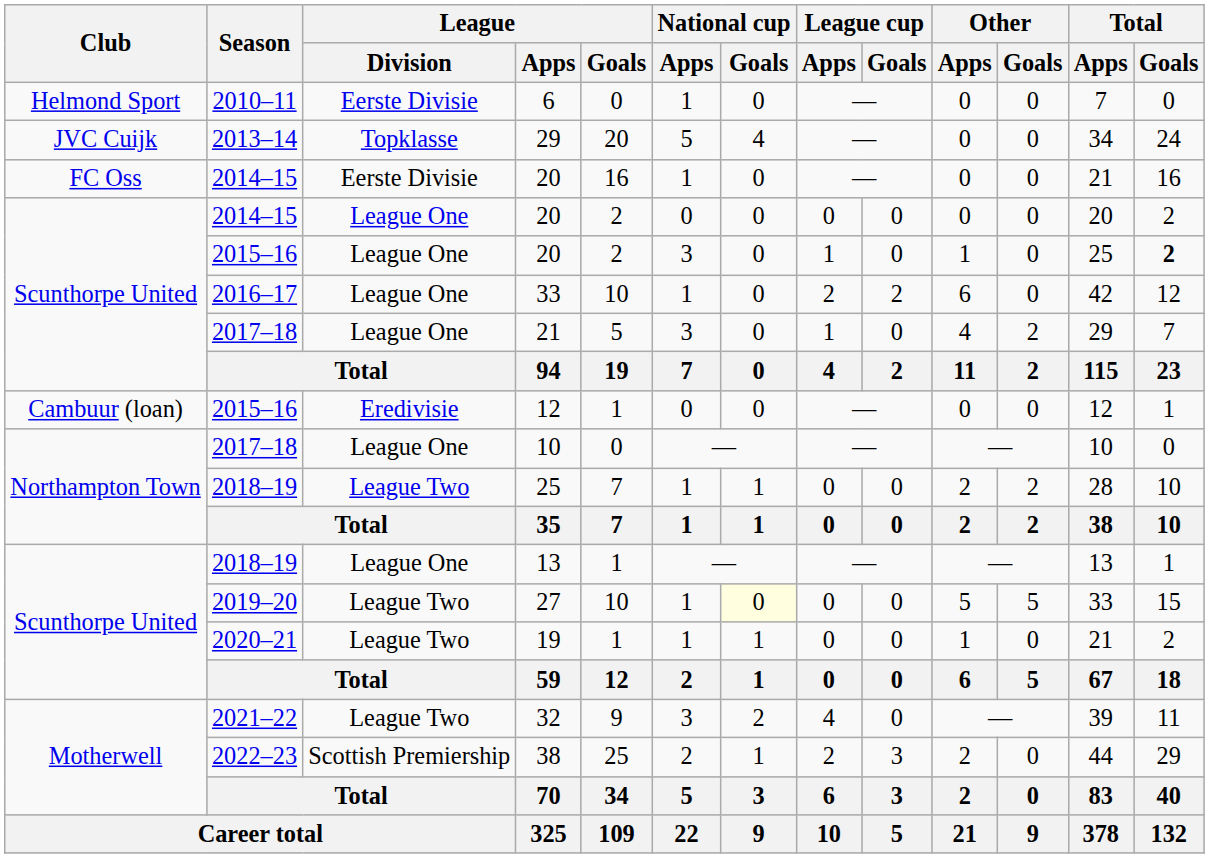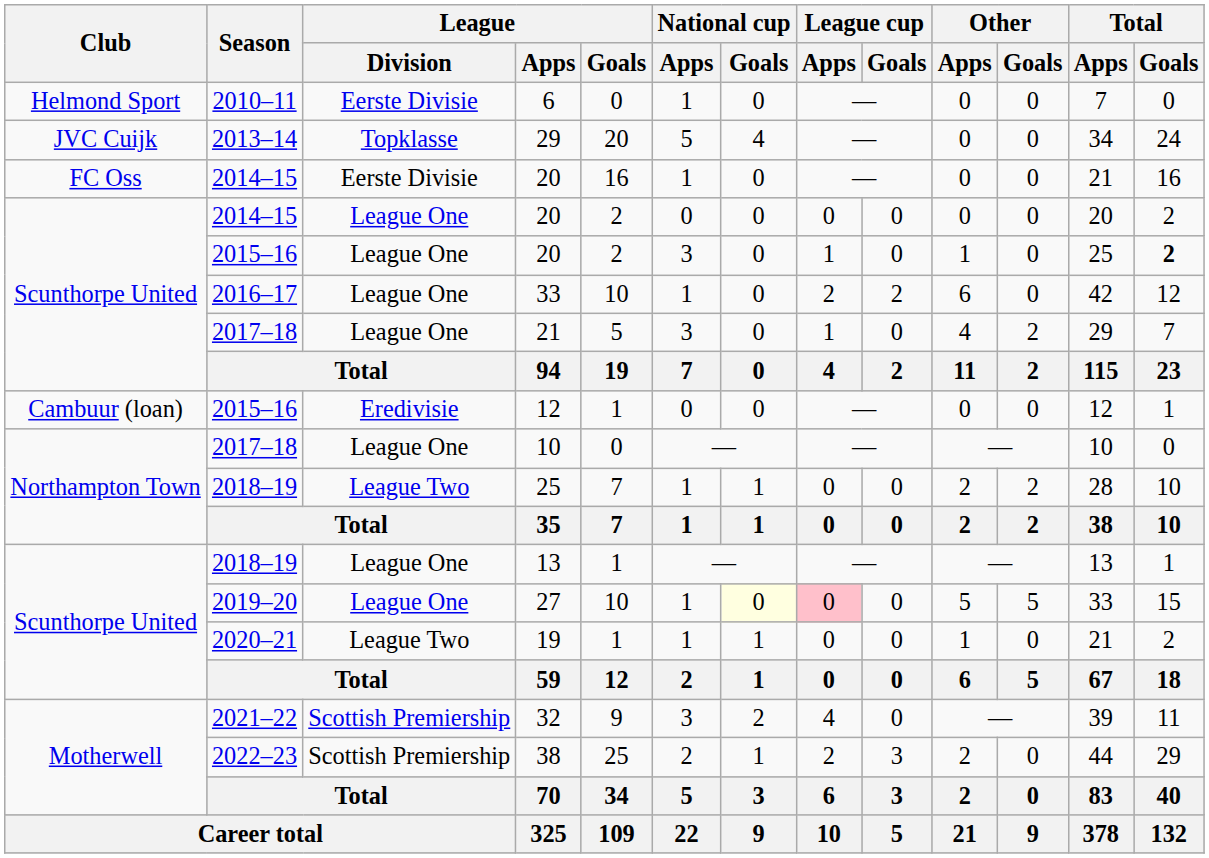(409, 602) League Two -> (409, 602) League One
(829, 602) no background -> (829, 602) pink background
(409, 718) League Two -> (409, 718) Scottish Premiership
